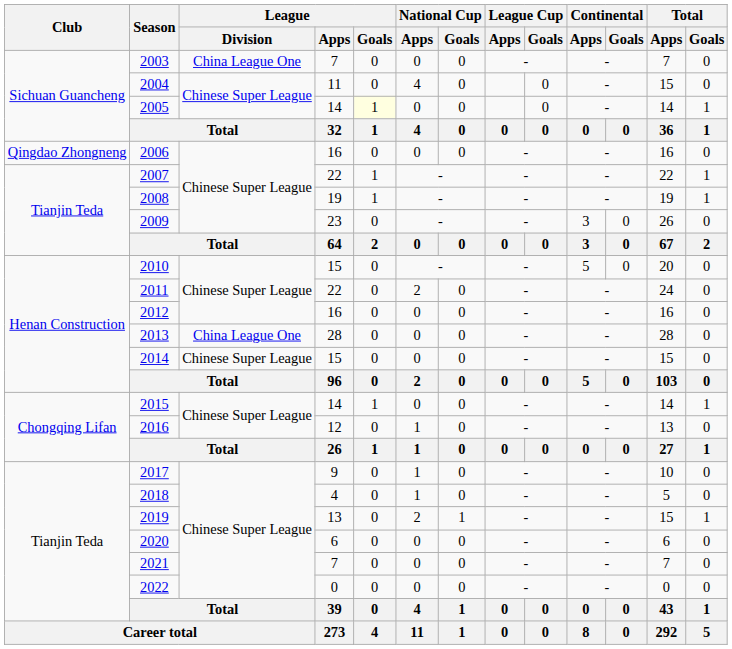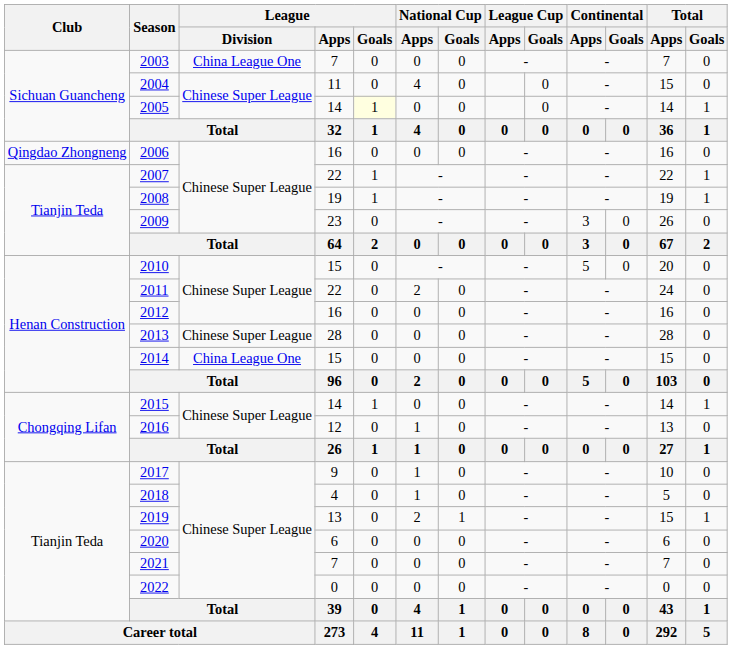(247, 335) China League One -> (247, 335) Chinese Super League
(247, 358) Chinese Super League -> (247, 358) China League One
